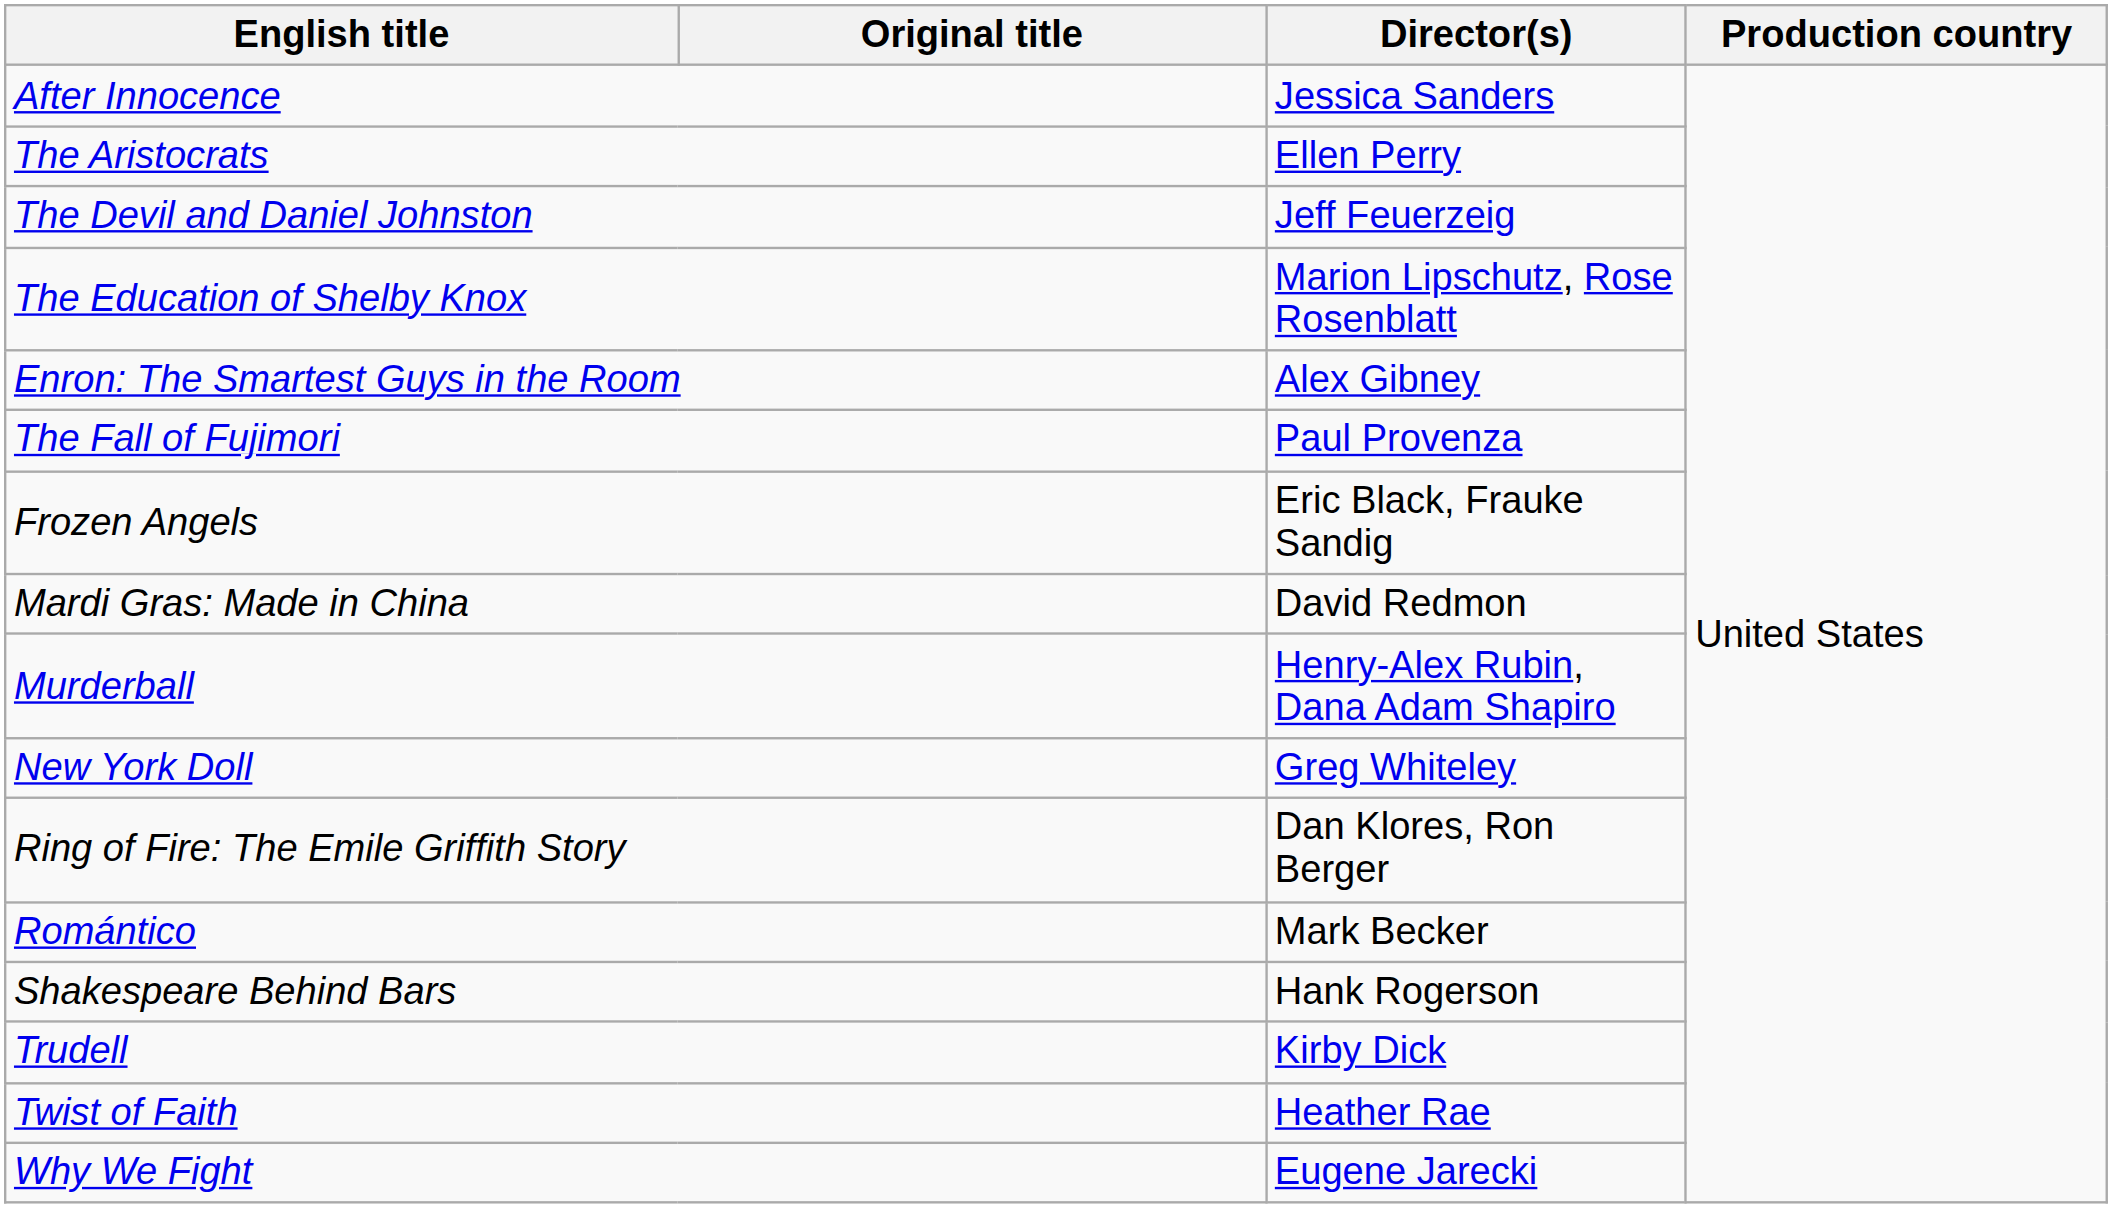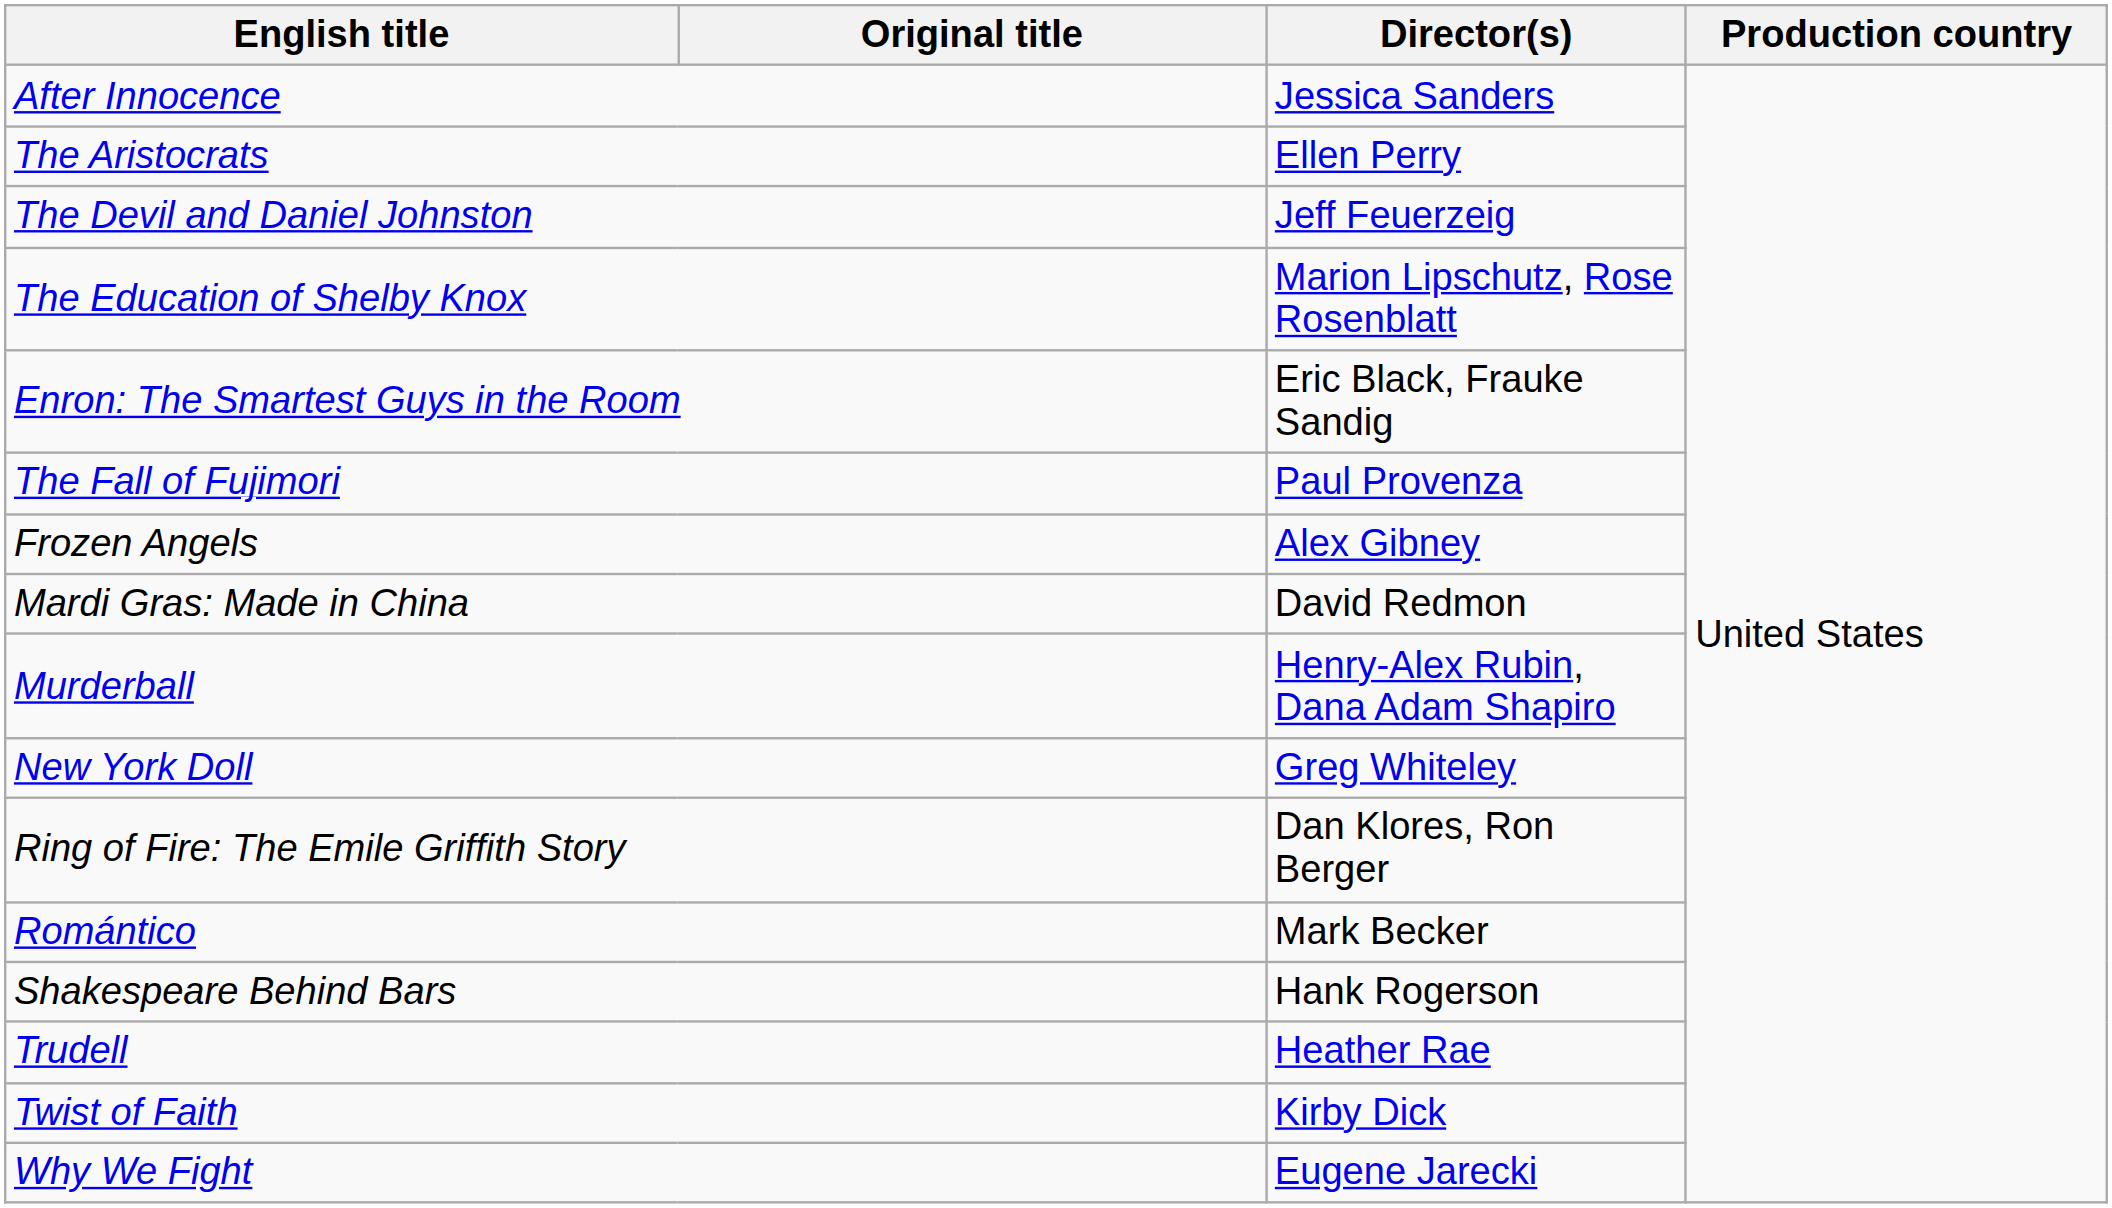(1378, 379) Alex Gibney -> (1429, 400) Eric Black, Frauke Sandig
(1429, 521) Eric Black, Frauke Sandig -> (1378, 543) Alex Gibney
(1361, 1051) Kirby Dick -> (1383, 1051) Heather Rae
(1383, 1111) Heather Rae -> (1361, 1111) Kirby Dick
